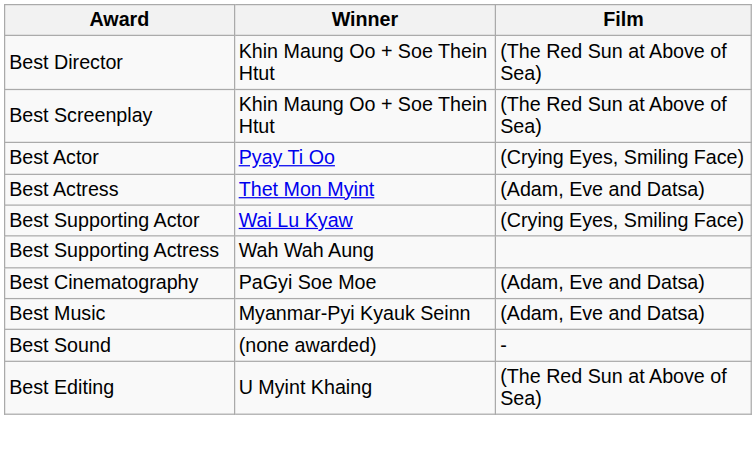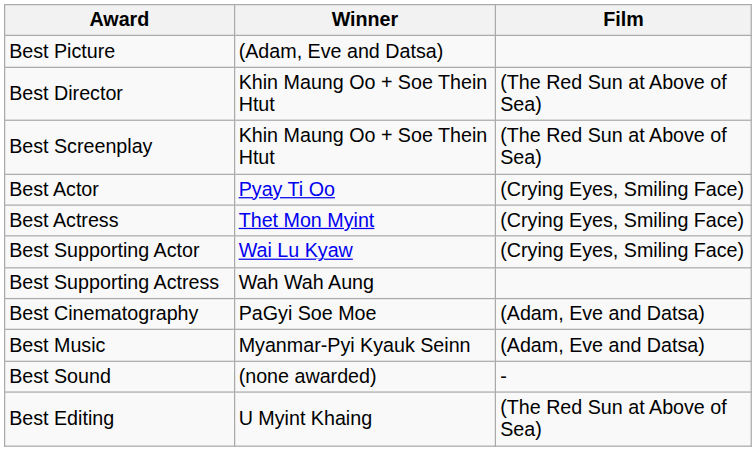+ row: (62, 51)
(603, 189) (Adam, Eve and Datsa) -> (622, 220) (Crying Eyes, Smiling Face)
